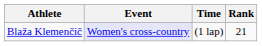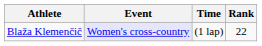(241, 31) 21 -> (241, 31) 22
